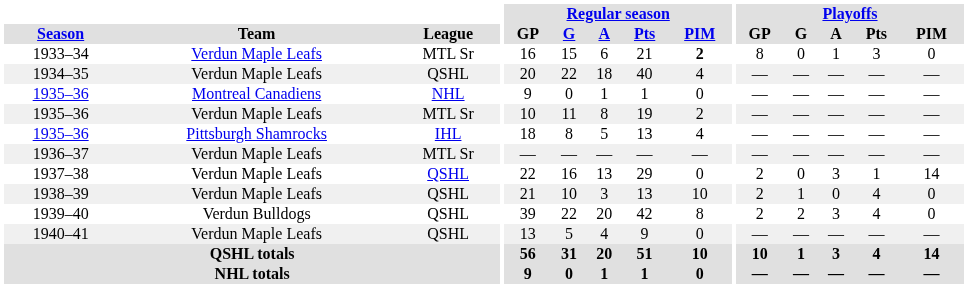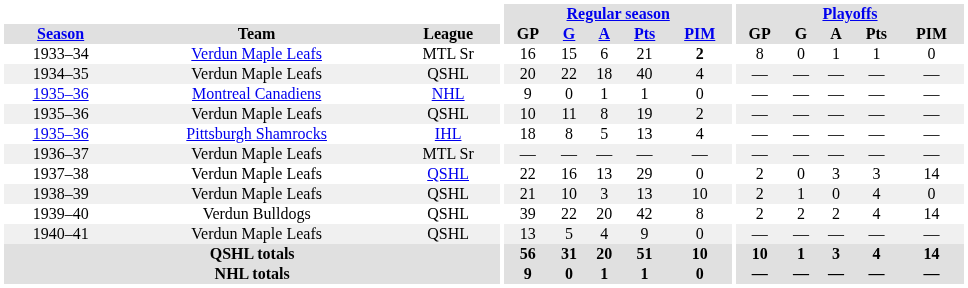(876, 54) 3 -> (876, 54) 1
(448, 114) MTL Sr -> (448, 114) QSHL
(876, 174) 1 -> (876, 174) 3
(836, 214) 3 -> (836, 214) 2
(932, 214) 0 -> (932, 214) 14
